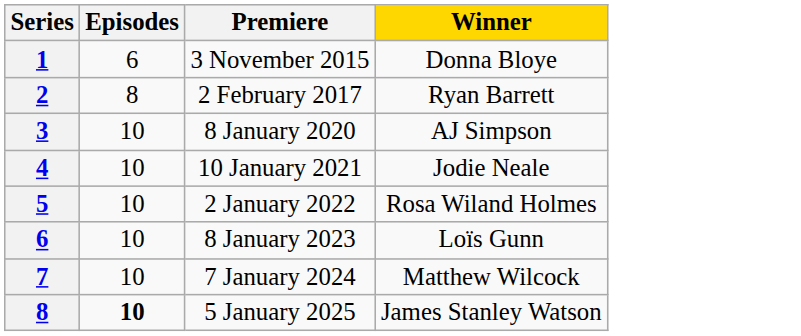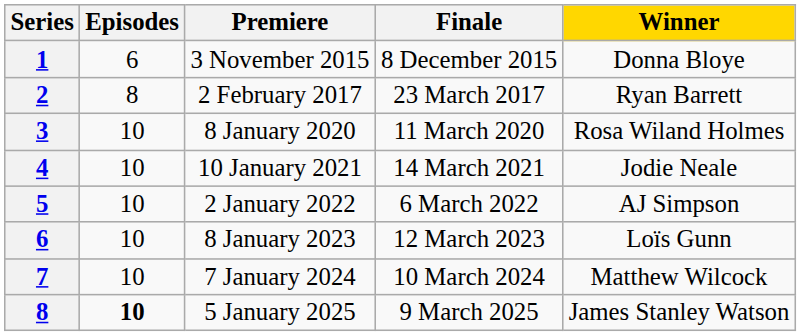+ column: (469, 22)
(491, 131) AJ Simpson -> (679, 131) Rosa Wiland Holmes
(491, 203) Rosa Wiland Holmes -> (679, 203) AJ Simpson
